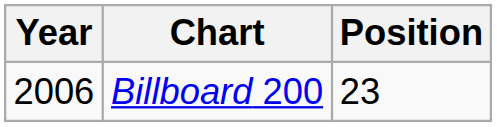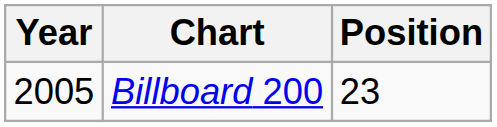(54, 90) 2006 -> (54, 90) 2005
